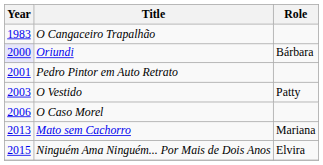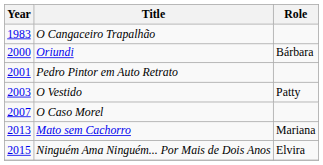(19, 53) lavender background -> (19, 53) no background
(19, 112) 2006 -> (19, 112) 2007
